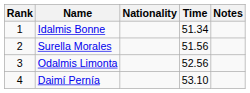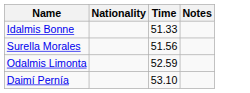- column: (20, 13)
(195, 30) 51.34 -> (164, 30) 51.33
(195, 63) 52.56 -> (164, 63) 52.59
